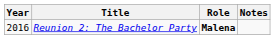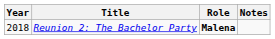(18, 27) 2016 -> (18, 27) 2018
